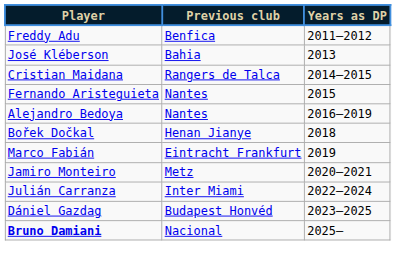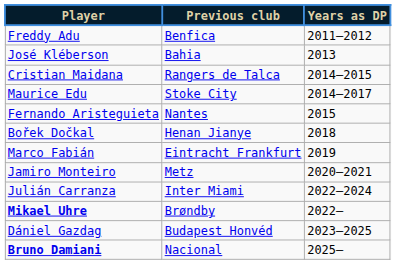+ row: (47, 94)
- row: (65, 114)
+ row: (47, 211)
